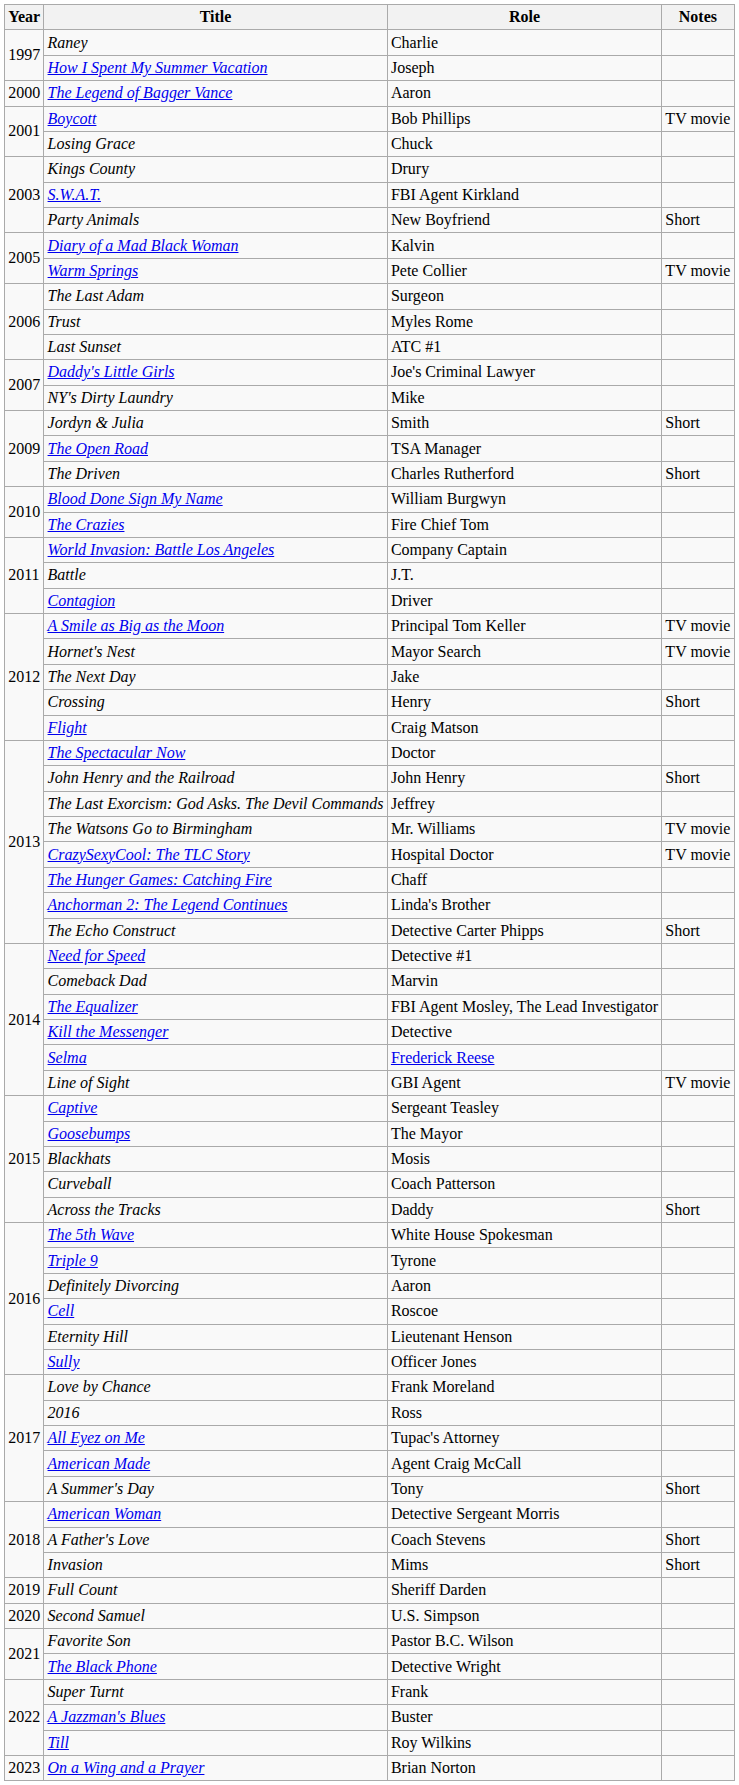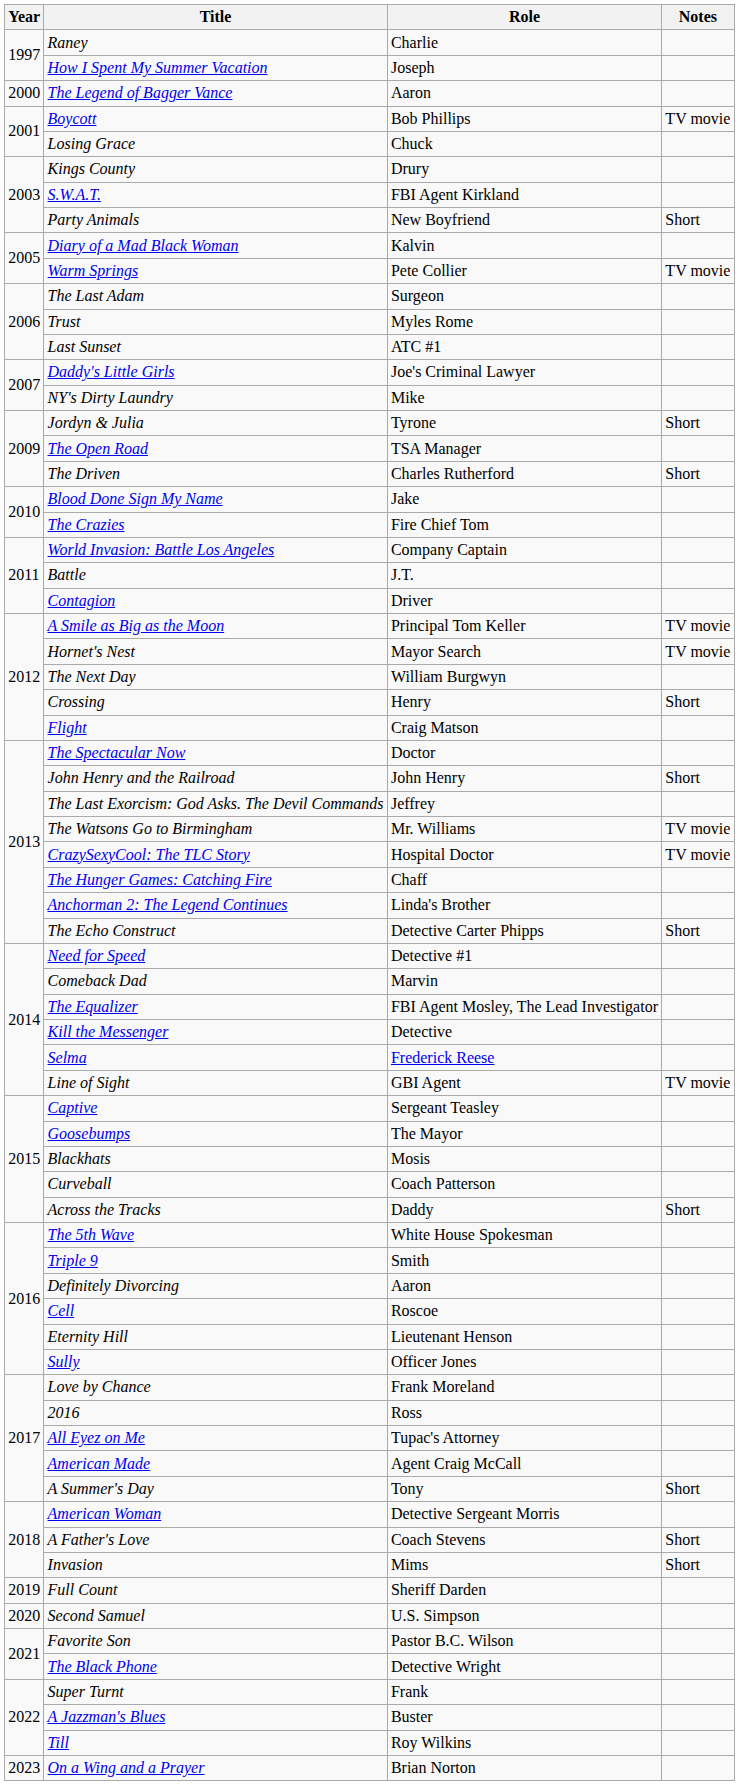(410, 423) Smith -> (413, 423) Tyrone
(448, 499) William Burgwyn -> (405, 499) Jake
(405, 676) Jake -> (448, 676) William Burgwyn
(413, 1260) Tyrone -> (410, 1260) Smith
